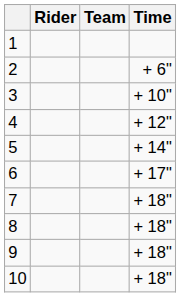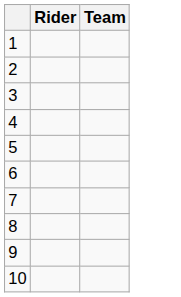- column: (153, 17)
